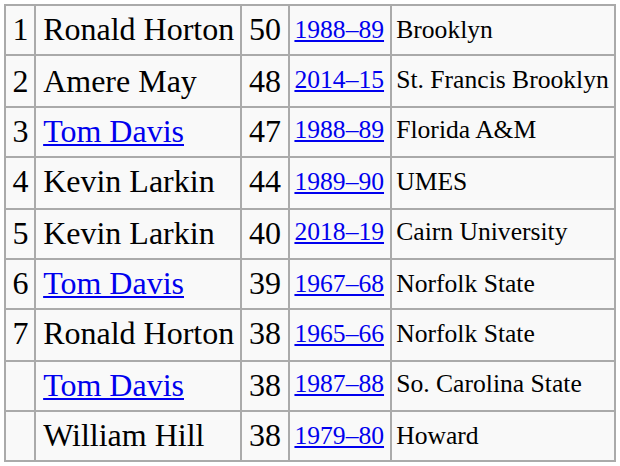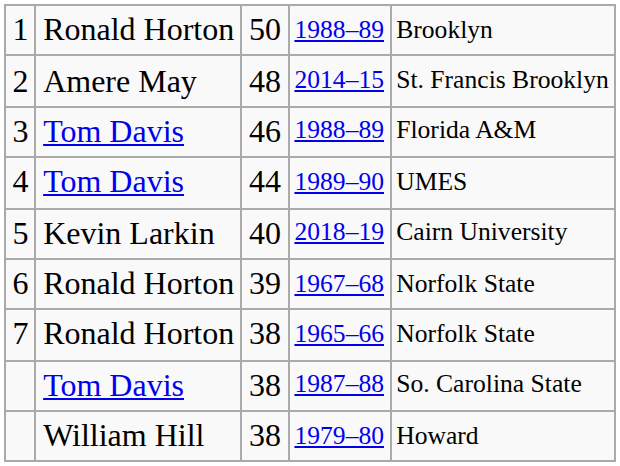(265, 131) 47 -> (265, 131) 46
(129, 182) Kevin Larkin -> (114, 182) Tom Davis
(114, 283) Tom Davis -> (139, 283) Ronald Horton
